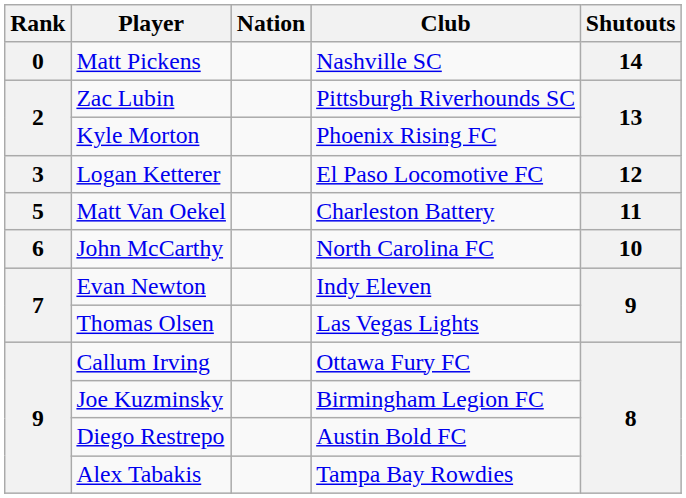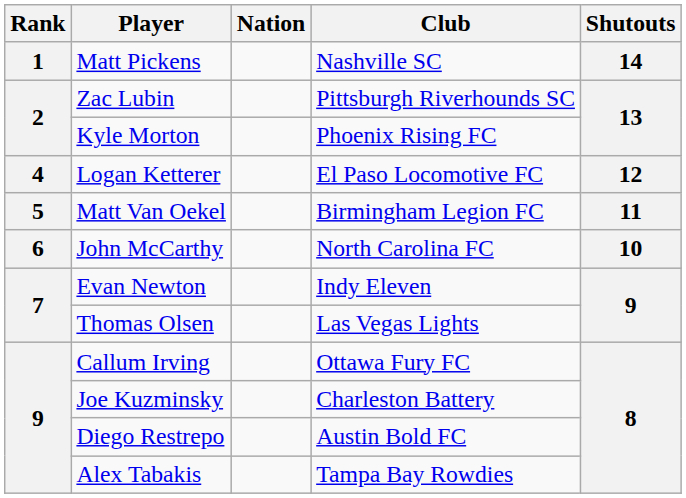(38, 60) 0 -> (38, 60) 1
(38, 173) 3 -> (38, 173) 4
(405, 211) Charleston Battery -> (430, 211) Birmingham Legion FC
(430, 398) Birmingham Legion FC -> (405, 398) Charleston Battery
